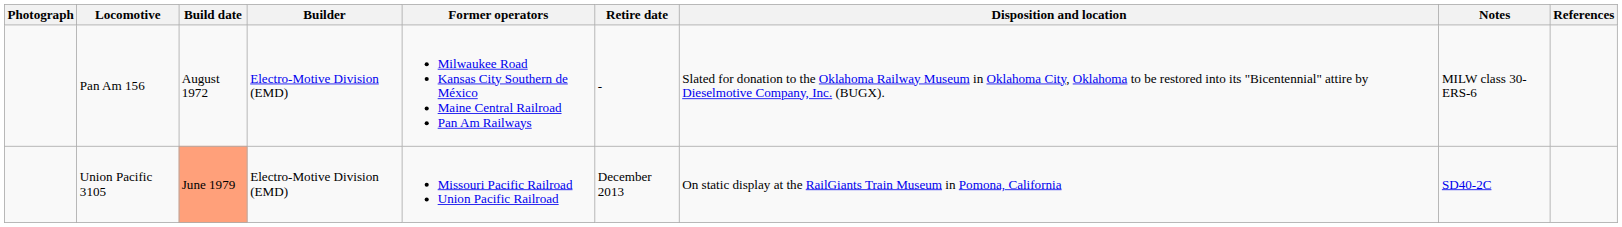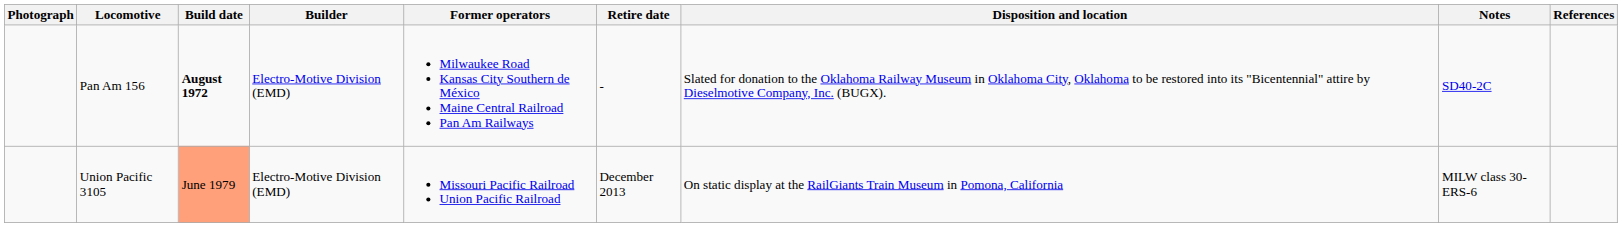(201, 85) normal -> (202, 85) bold
(1484, 85) MILW class 30-ERS-6 -> (1467, 85) SD40-2C
(1467, 184) SD40-2C -> (1484, 184) MILW class 30-ERS-6
